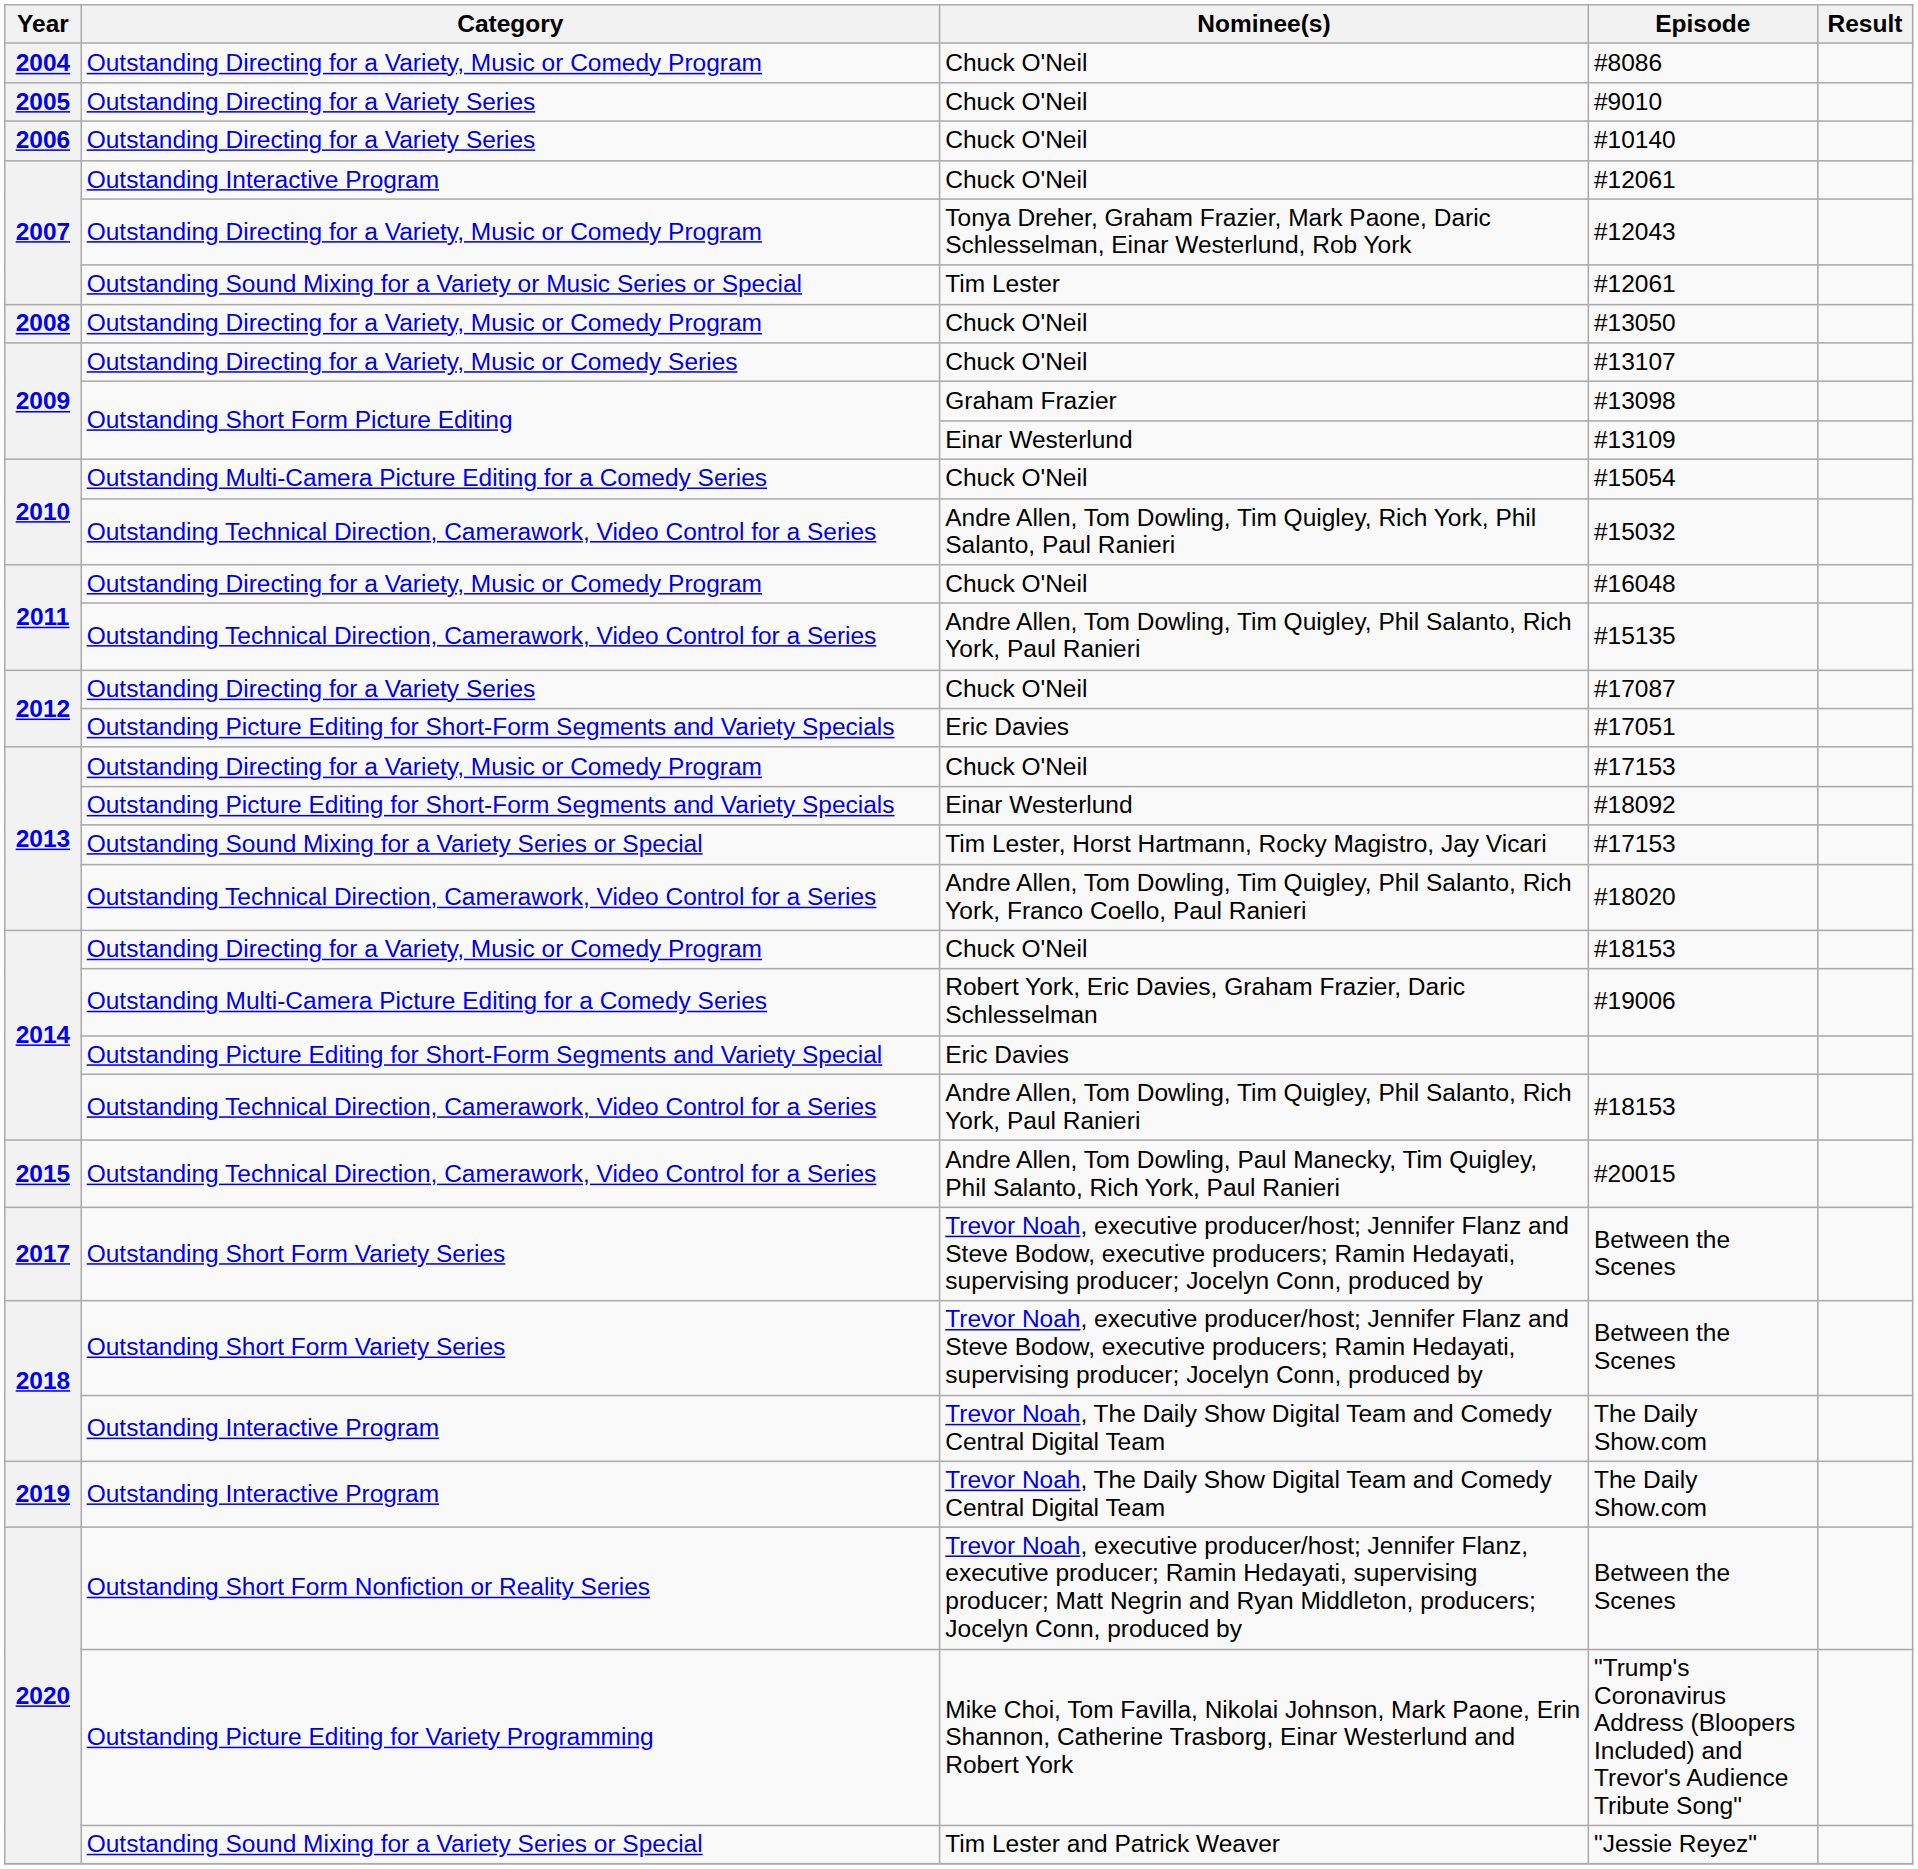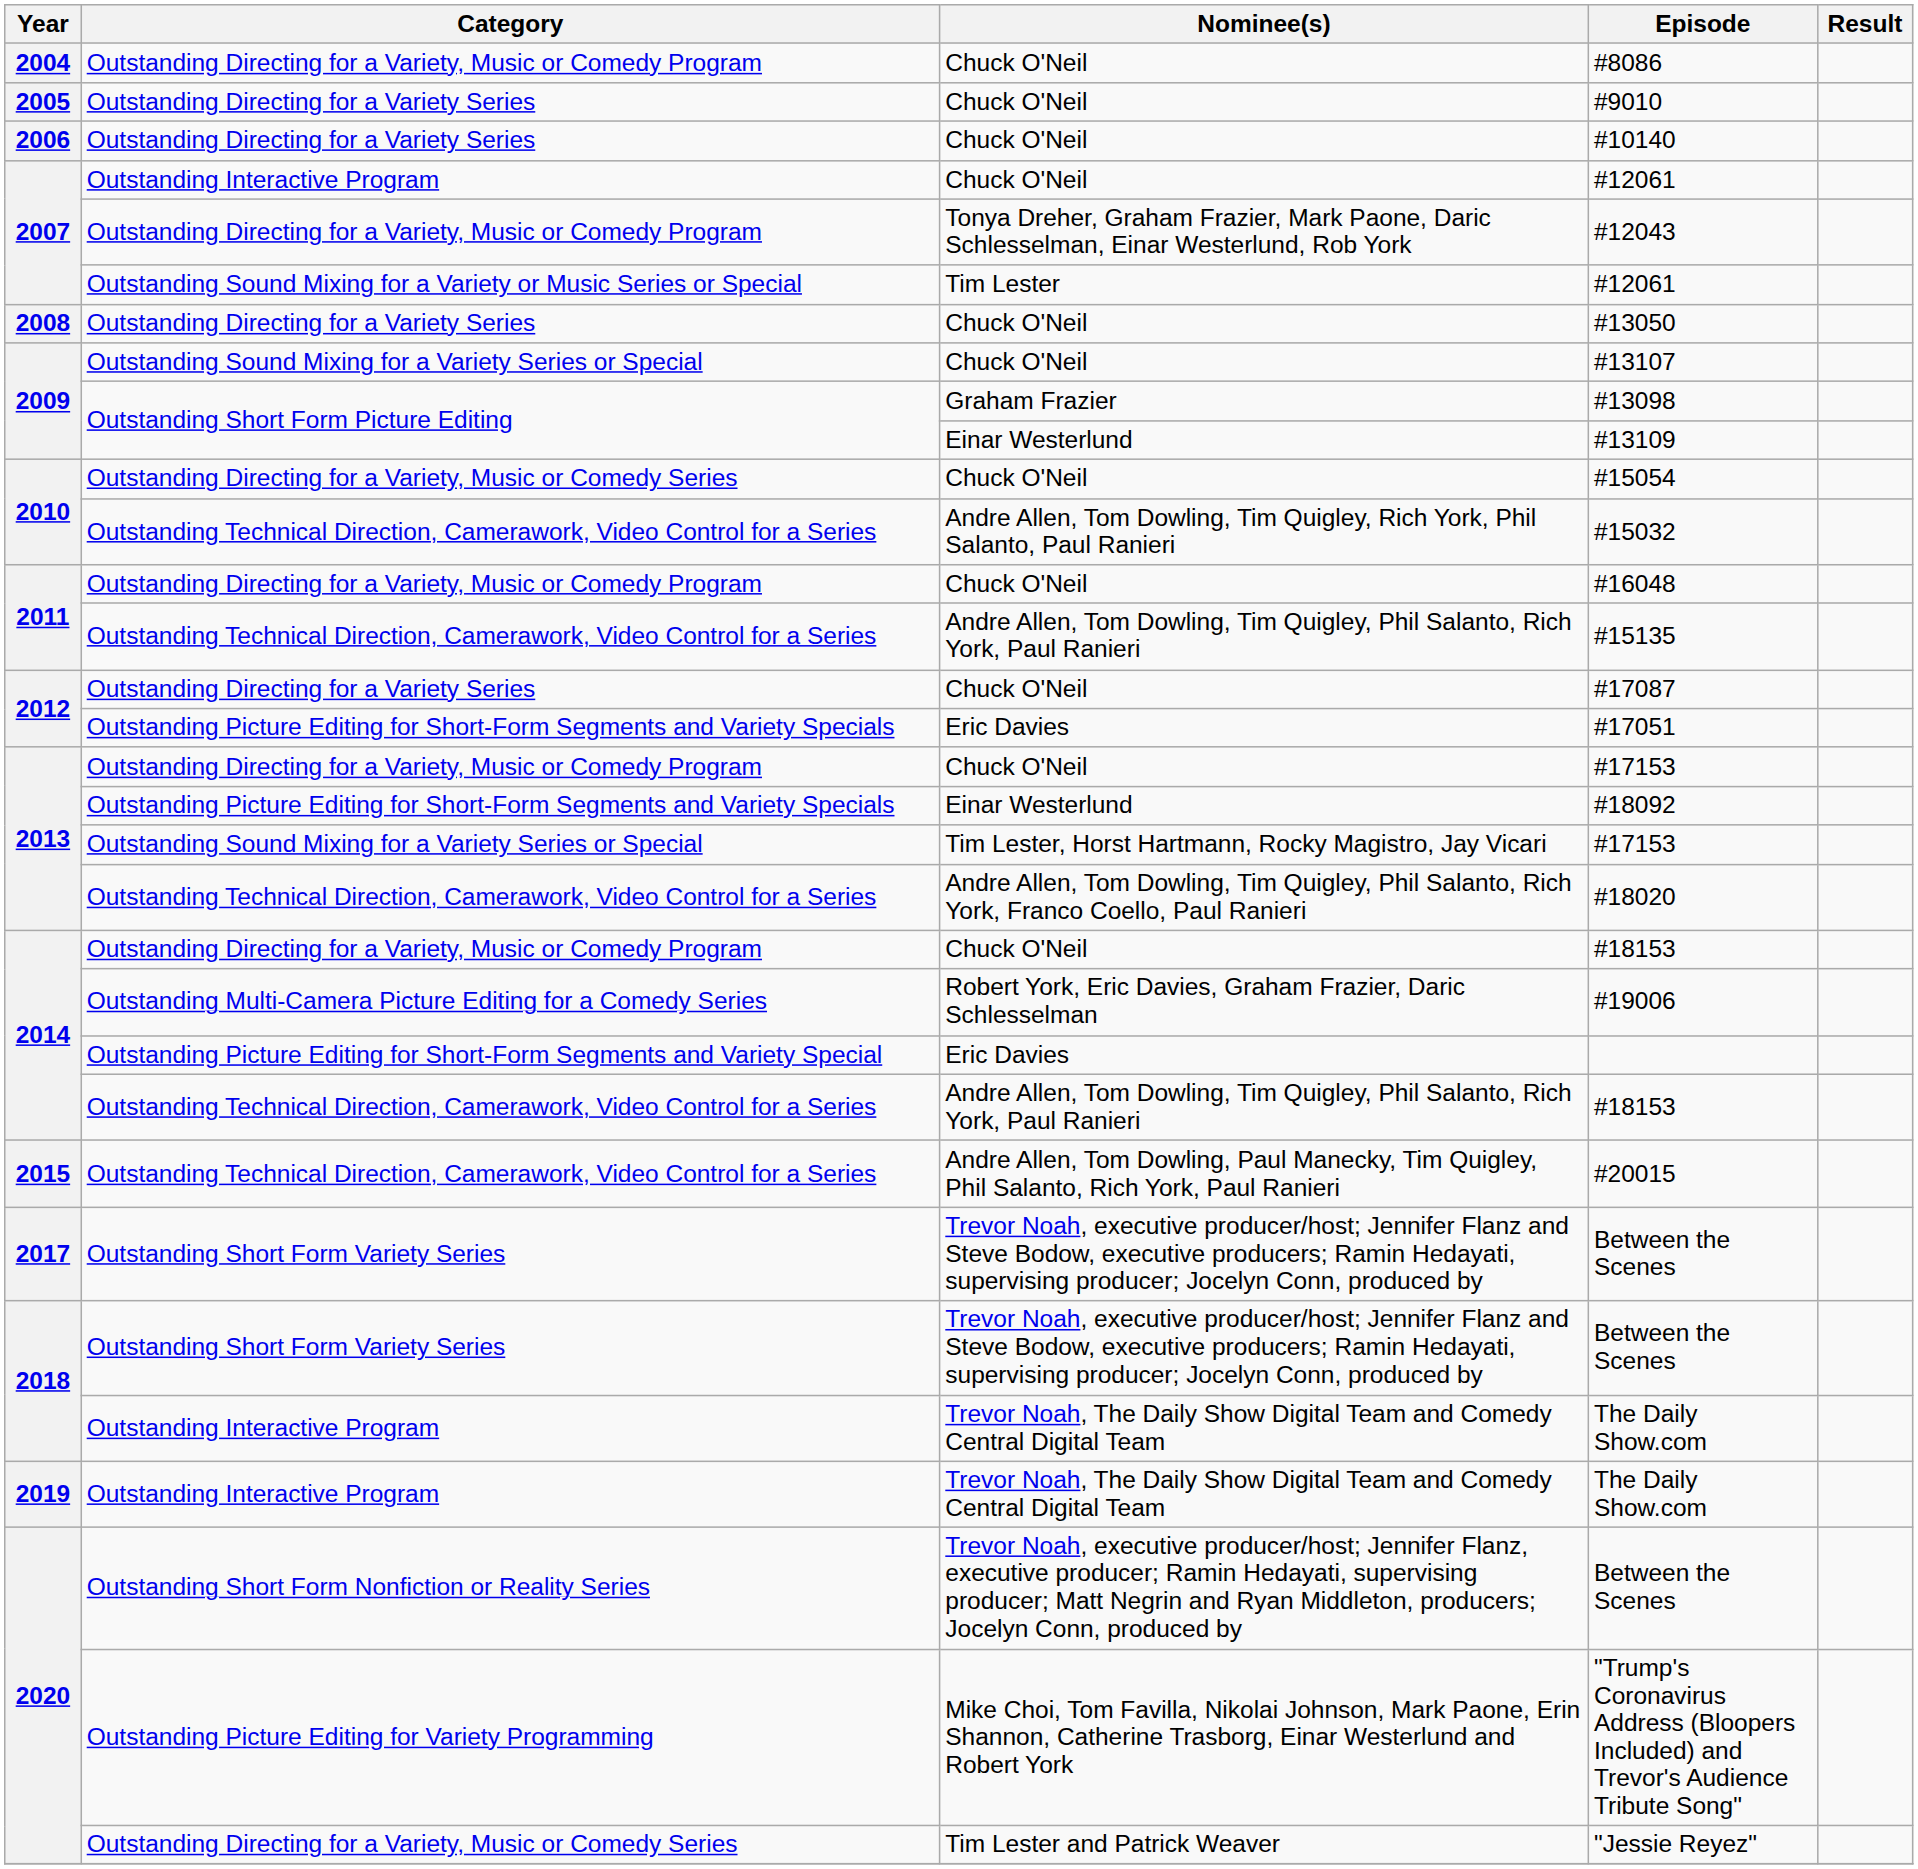(424, 323) Outstanding Directing for a Variety, Music or Comedy Program -> (311, 323) Outstanding Directing for a Variety Series
(412, 362) Outstanding Directing for a Variety, Music or Comedy Series -> (395, 362) Outstanding Sound Mixing for a Variety Series or Special
(427, 478) Outstanding Multi-Camera Picture Editing for a Comedy Series -> (412, 478) Outstanding Directing for a Variety, Music or Comedy Series
(395, 1844) Outstanding Sound Mixing for a Variety Series or Special -> (412, 1844) Outstanding Directing for a Variety, Music or Comedy Series
